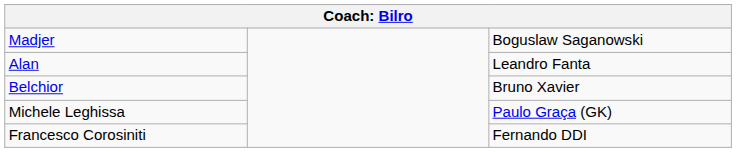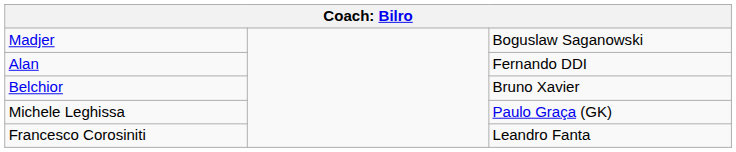(541, 64) Leandro Fanta -> (540, 64) Fernando DDI
(540, 135) Fernando DDI -> (541, 135) Leandro Fanta
